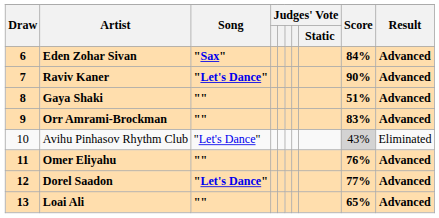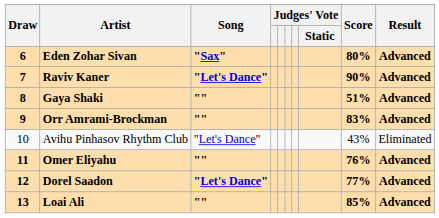(358, 57) 84% -> (358, 57) 80%
(358, 140) lightgrey background -> (358, 140) no background
(358, 202) 65% -> (358, 202) 85%
